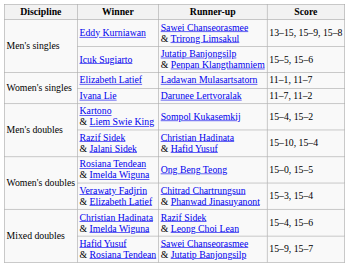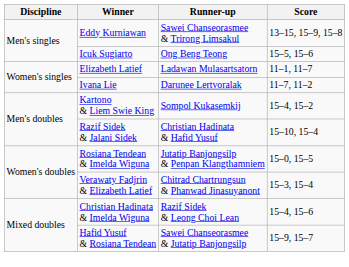(213, 59) Jutatip Banjongsilp & Penpan Klangthamniem -> (194, 54) Ong Beng Teong
(194, 170) Ong Beng Teong -> (213, 159) Jutatip Banjongsilp & Penpan Klangthamniem
